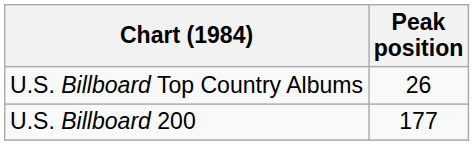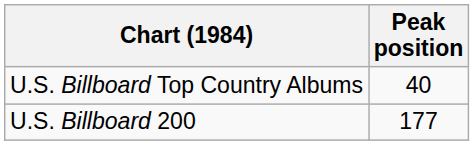(418, 85) 26 -> (418, 85) 40
